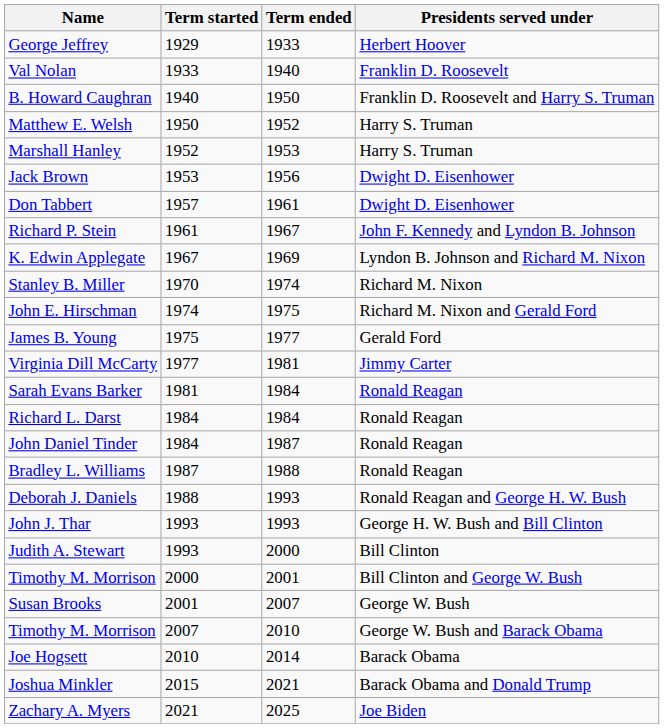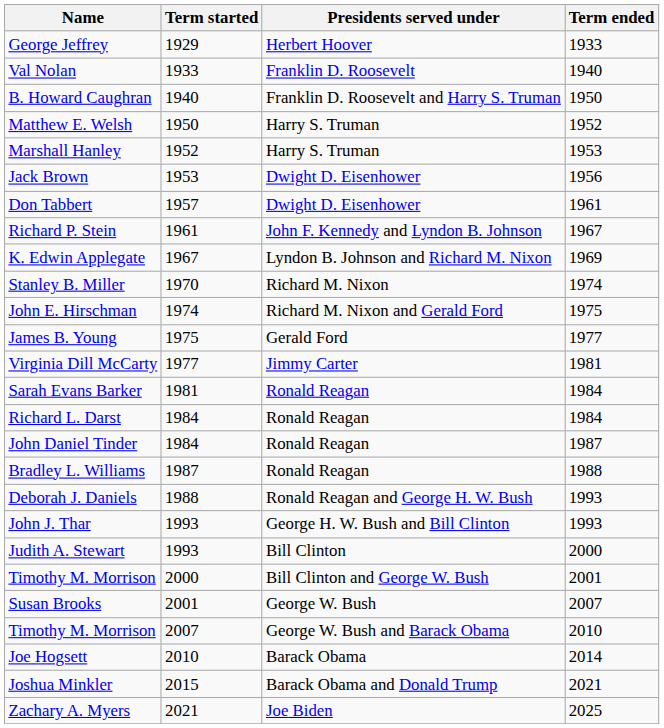columns swapped: (309, 17) <-> (507, 17)
